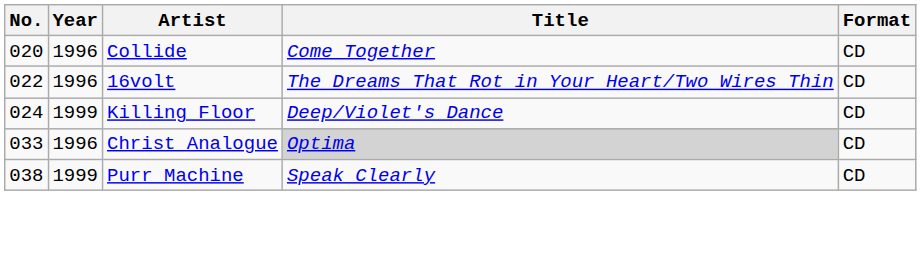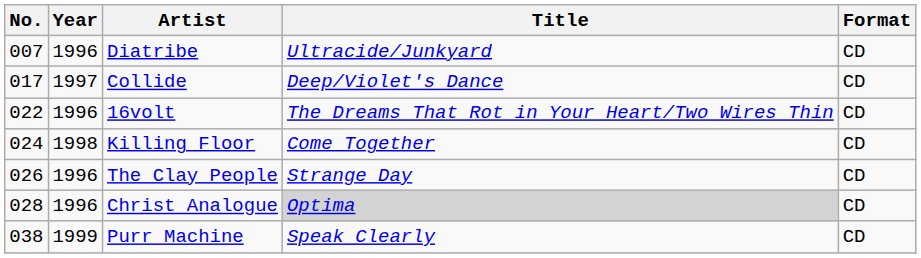+ row: (153, 51)
(26, 51) 020 -> (26, 82) 017
(75, 51) 1996 -> (75, 82) 1997
(361, 51) Come Together -> (395, 82) Deep/Violet's Dance
(75, 113) 1999 -> (75, 144) 1998
(395, 113) Deep/Violet's Dance -> (361, 144) Come Together
+ row: (192, 175)
(26, 144) 033 -> (26, 206) 028
